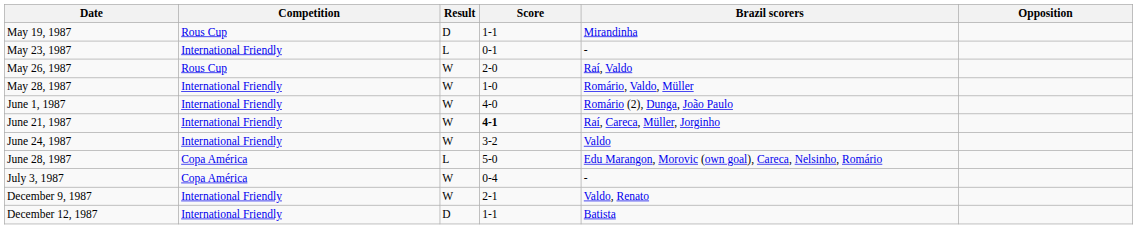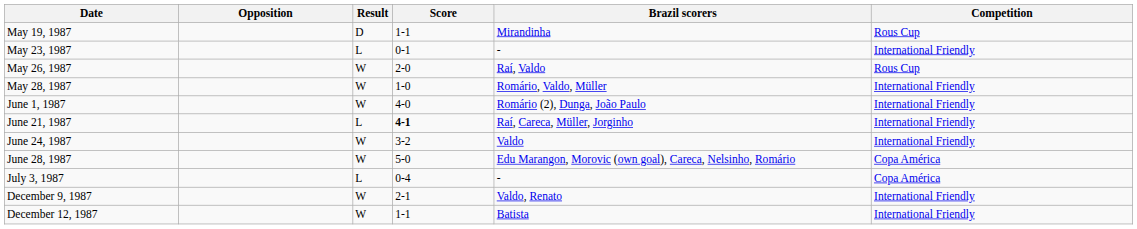columns swapped: (1046, 13) <-> (309, 13)
(448, 123) W -> (359, 123) L
(446, 159) L -> (361, 159) W
(448, 178) W -> (359, 178) L
(446, 214) D -> (361, 214) W
